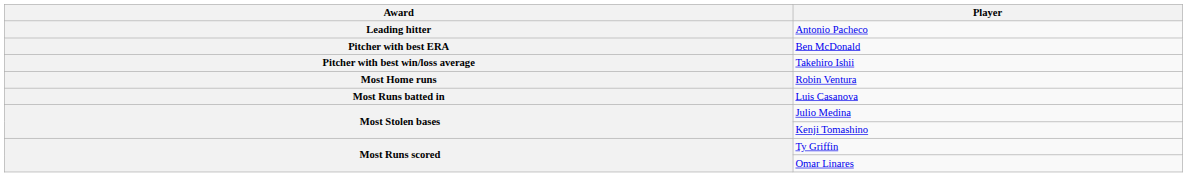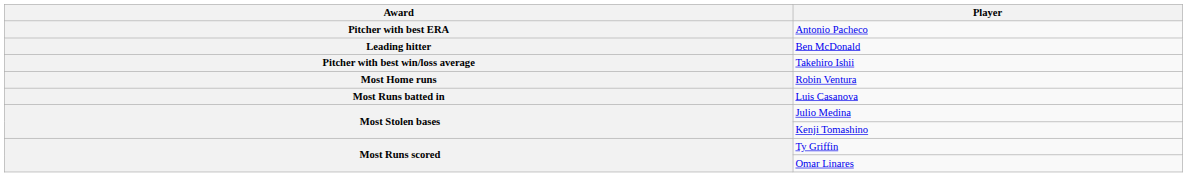(399, 29) Leading hitter -> (399, 29) Pitcher with best ERA
(399, 46) Pitcher with best ERA -> (399, 46) Leading hitter
